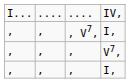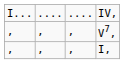- row: (83, 31)
